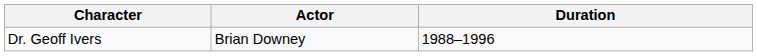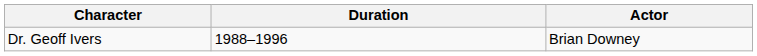columns swapped: (315, 16) <-> (585, 16)
